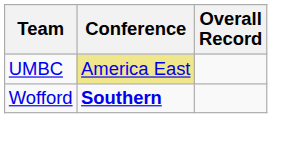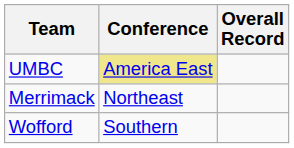+ row: (52, 98)
(121, 98) bold -> (141, 127) normal
